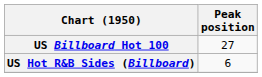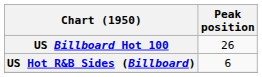(228, 45) 27 -> (228, 45) 26
